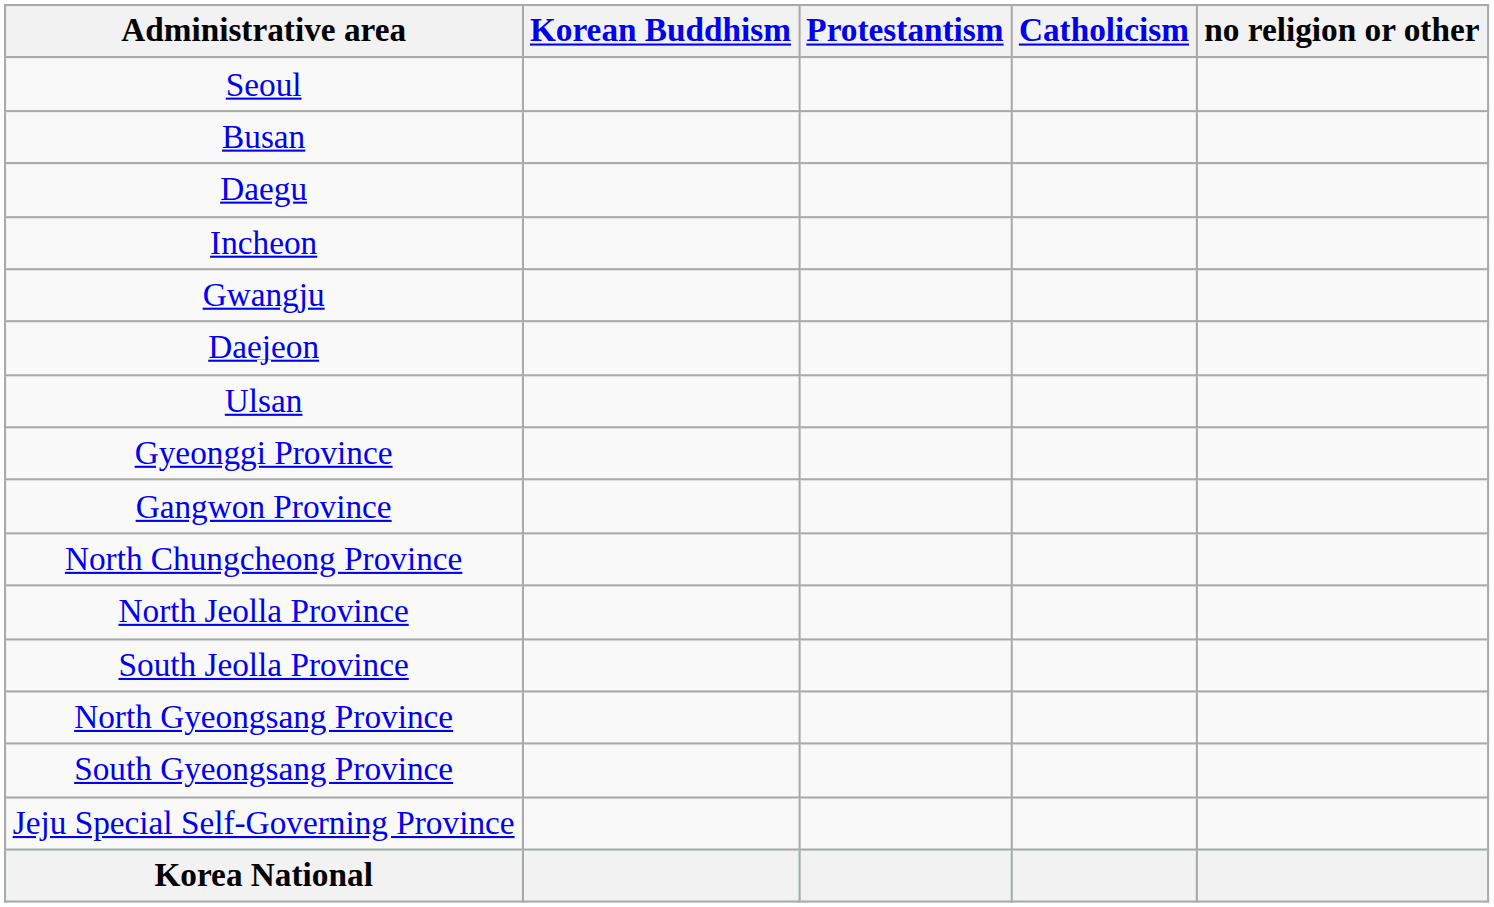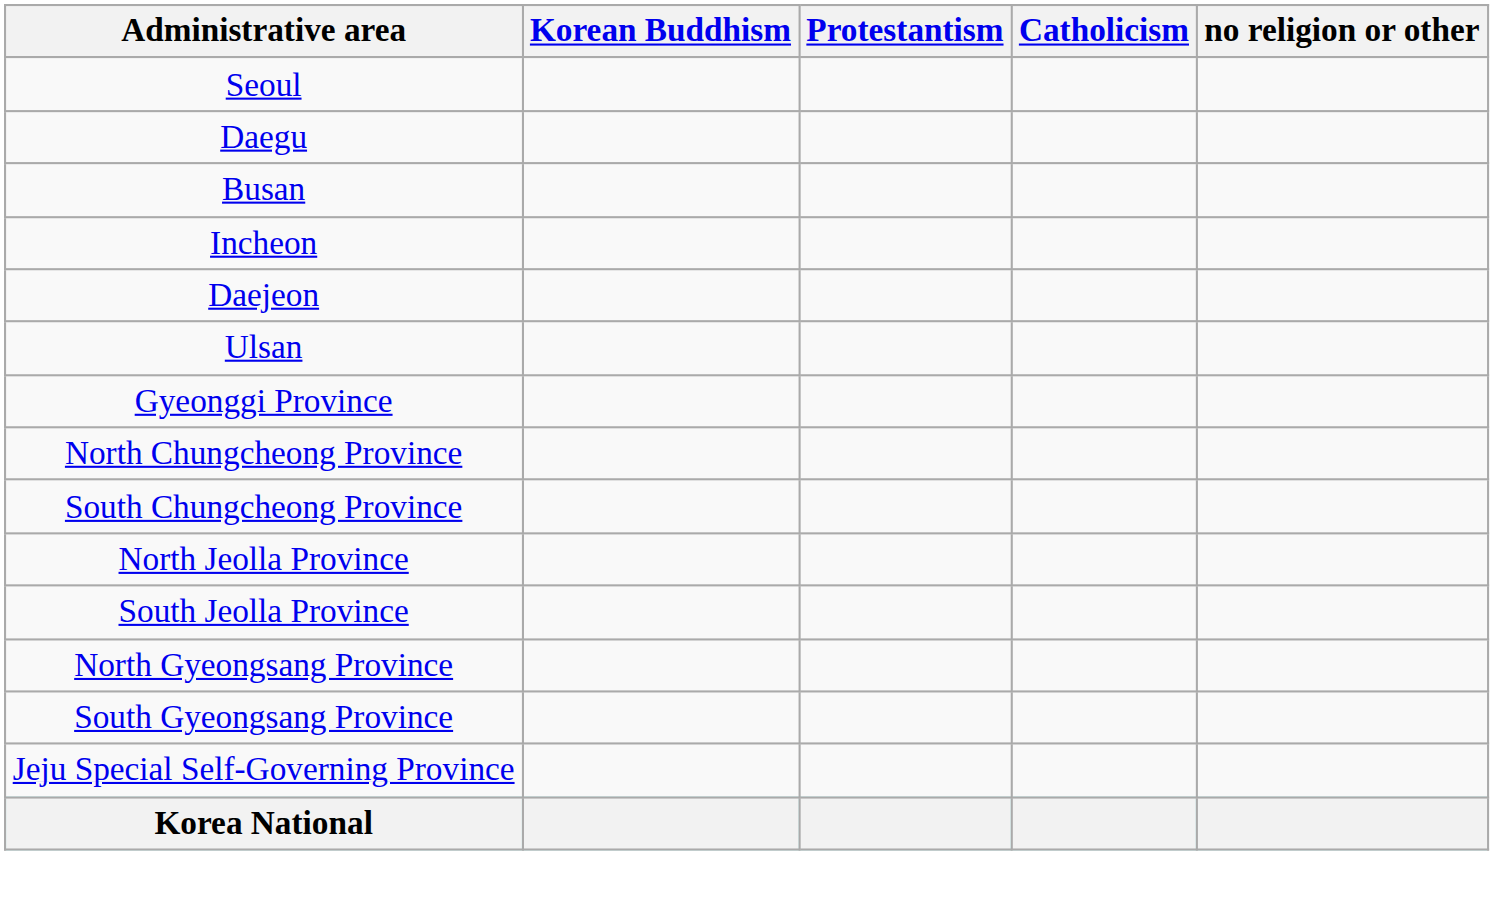rows swapped: (264, 136) <-> (264, 189)
- row: (264, 294)
- row: (264, 505)
+ row: (264, 505)
